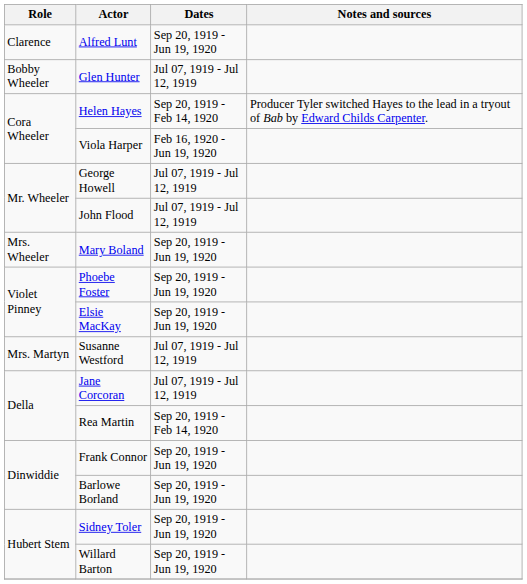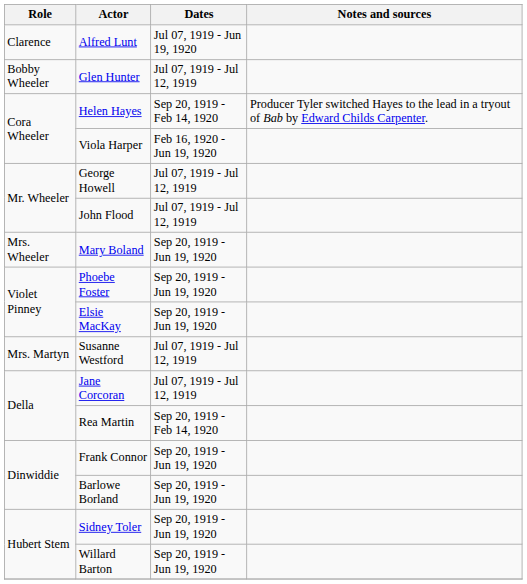(190, 42) Sep 20, 1919 - Jun 19, 1920 -> (198, 42) Jul 07, 1919 - Jun 19, 1920
